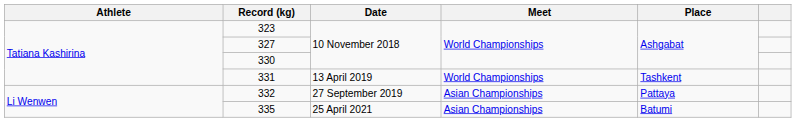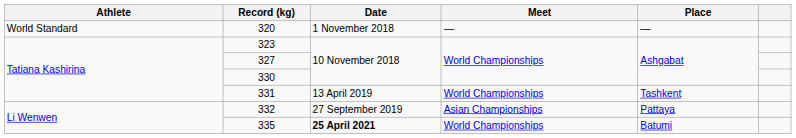+ row: (267, 29)
(342, 110) normal -> (344, 126) bold
(493, 110) Asian Championships -> (494, 126) World Championships
